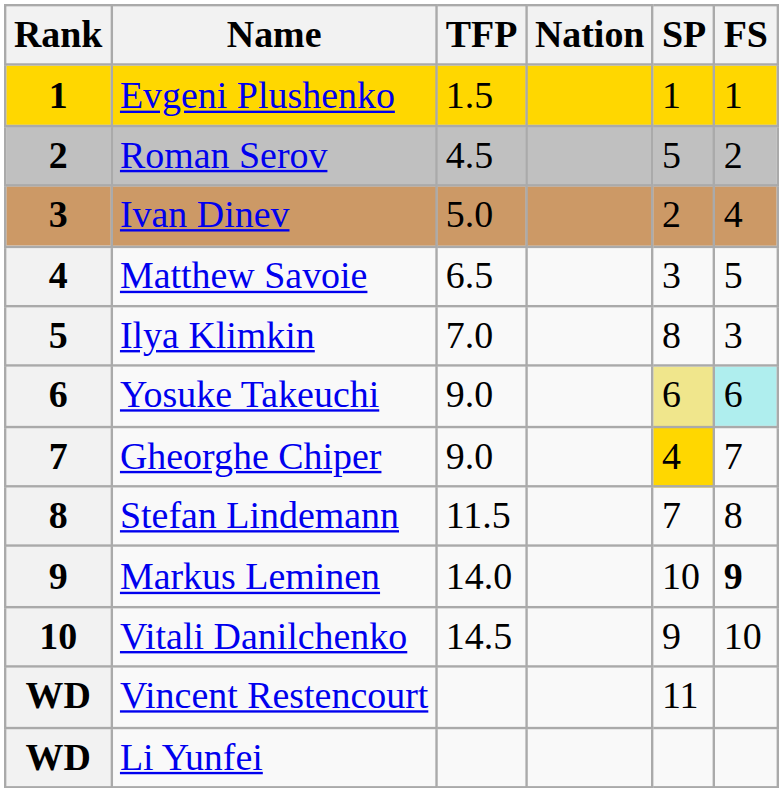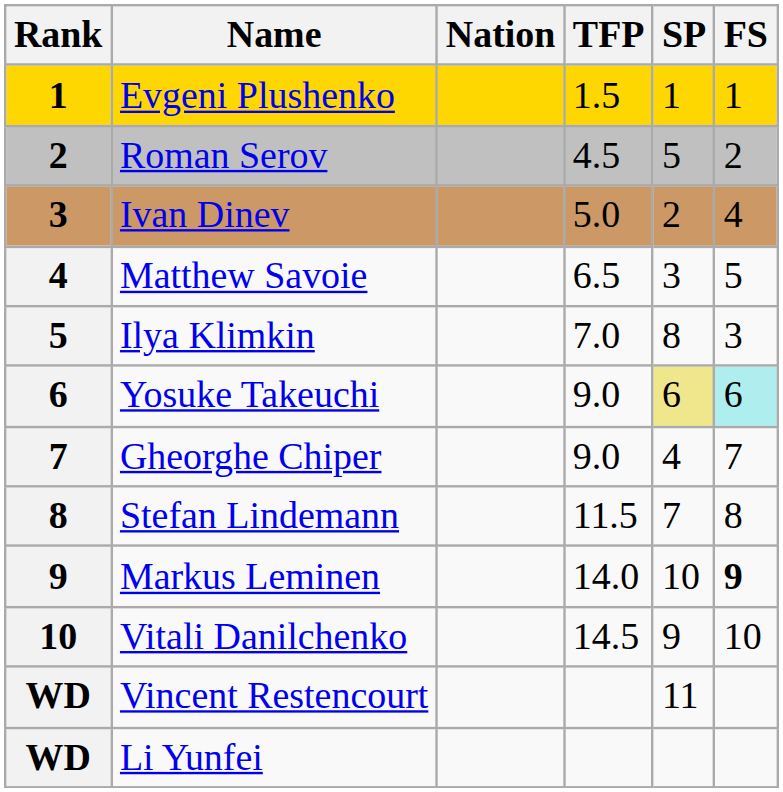columns swapped: (590, 34) <-> (482, 34)
(671, 455) gold background -> (671, 455) no background
